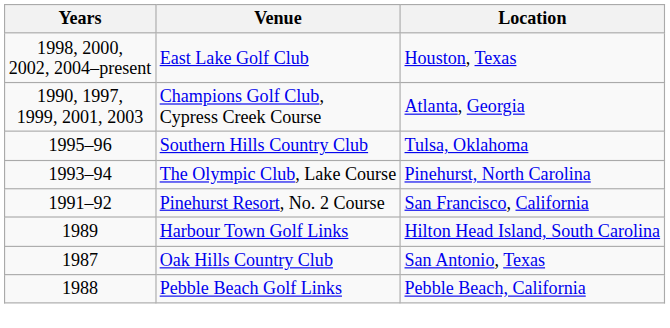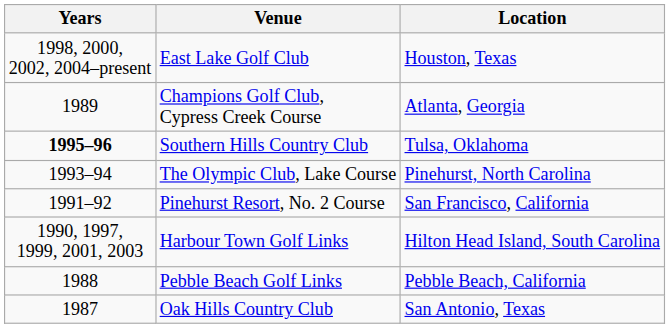(80, 106) 1990, 1997, 1999, 2001, 2003 -> (80, 106) 1989
(80, 145) normal -> (80, 145) bold
(80, 231) 1989 -> (80, 241) 1990, 1997, 1999, 2001, 2003
rows swapped: (251, 288) <-> (246, 260)
